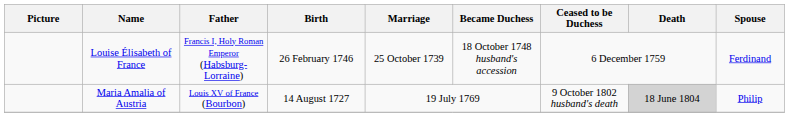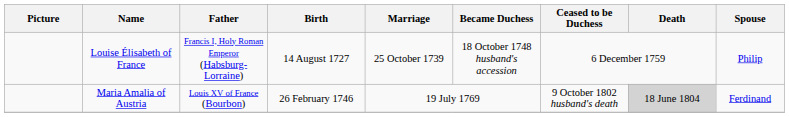(316, 58) 26 February 1746 -> (316, 58) 14 August 1727
(750, 58) Ferdinand -> (750, 58) Philip
(316, 98) 14 August 1727 -> (316, 98) 26 February 1746
(750, 98) Philip -> (750, 98) Ferdinand
